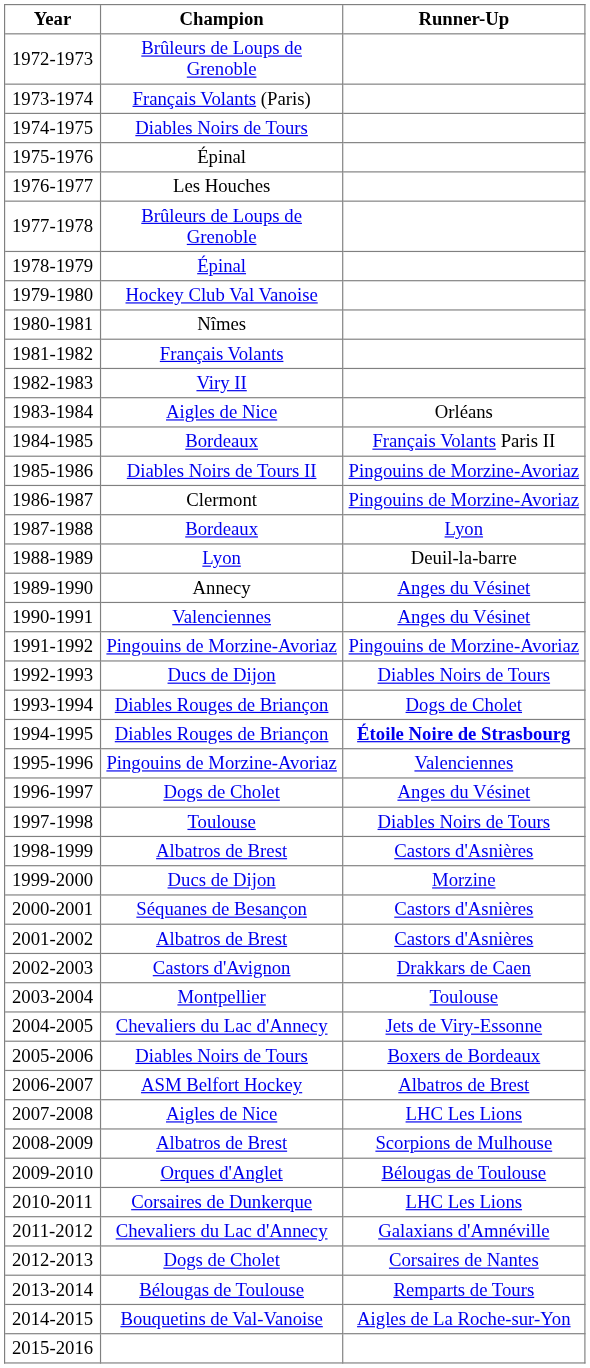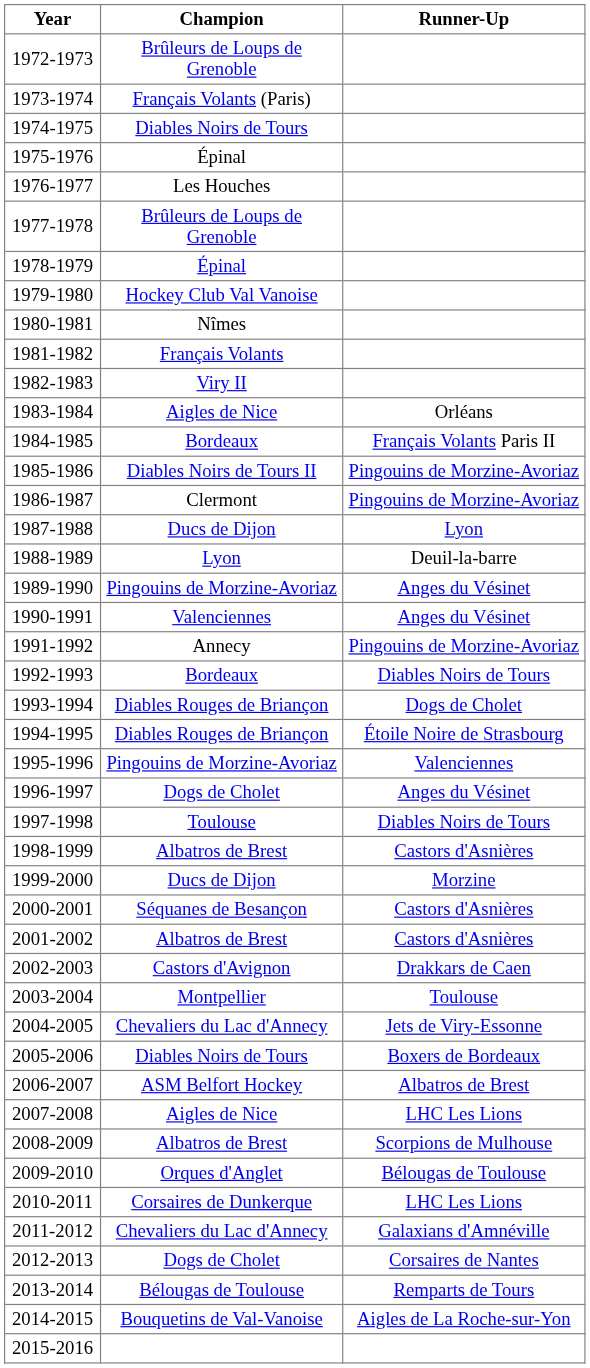(222, 529) Bordeaux -> (222, 529) Ducs de Dijon
(222, 587) Annecy -> (222, 587) Pingouins de Morzine-Avoriaz
(222, 646) Pingouins de Morzine-Avoriaz -> (222, 646) Annecy
(222, 675) Ducs de Dijon -> (222, 675) Bordeaux
(464, 733) bold -> (464, 733) normal
